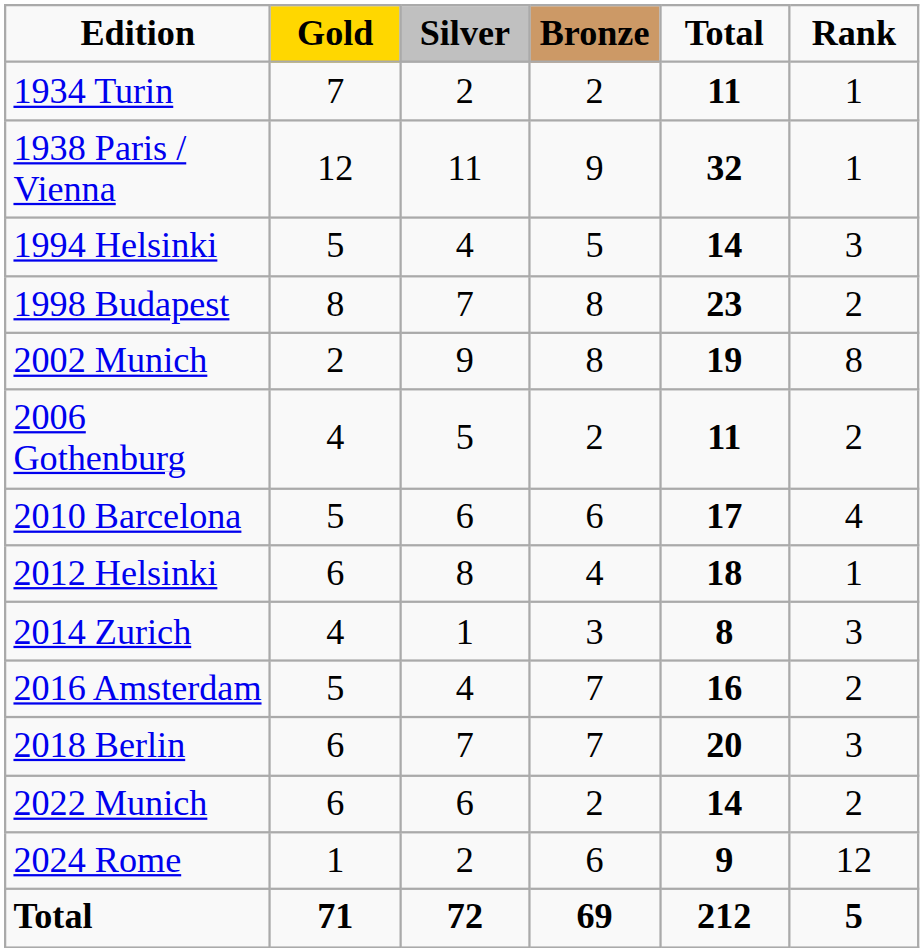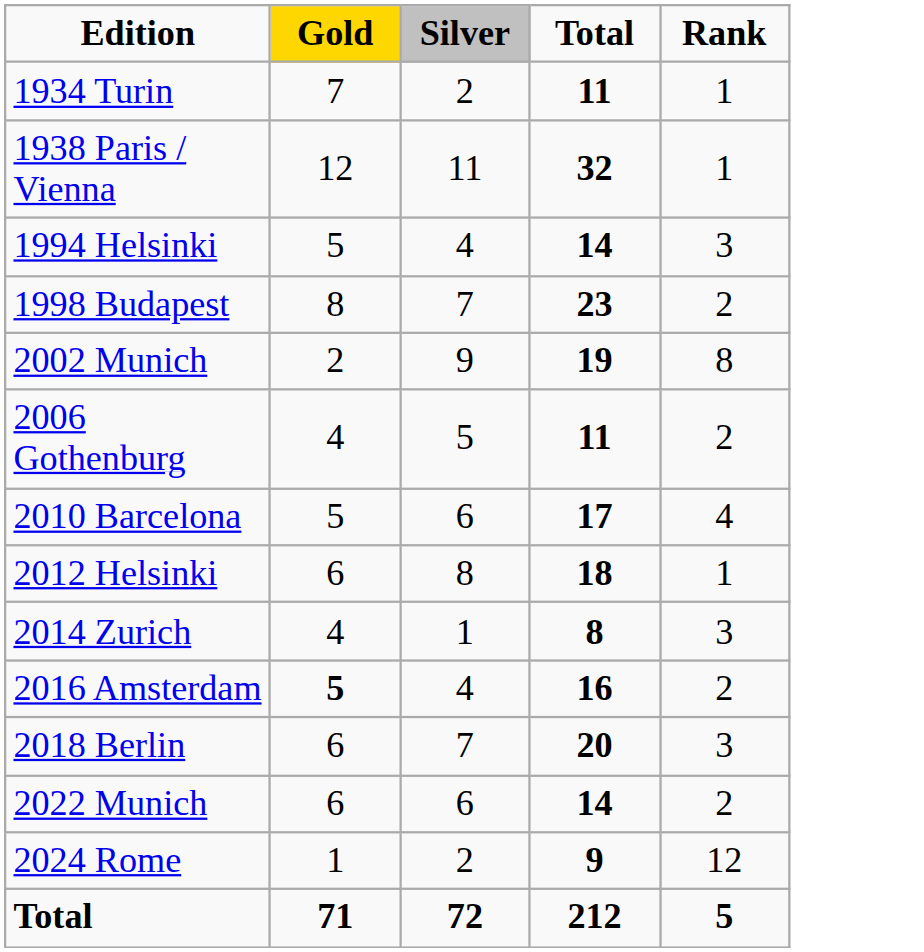- column: (595, 33)
(335, 688) normal -> (335, 688) bold
